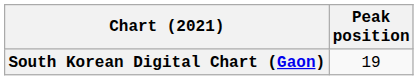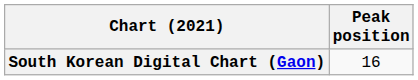(371, 62) 19 -> (371, 62) 16
